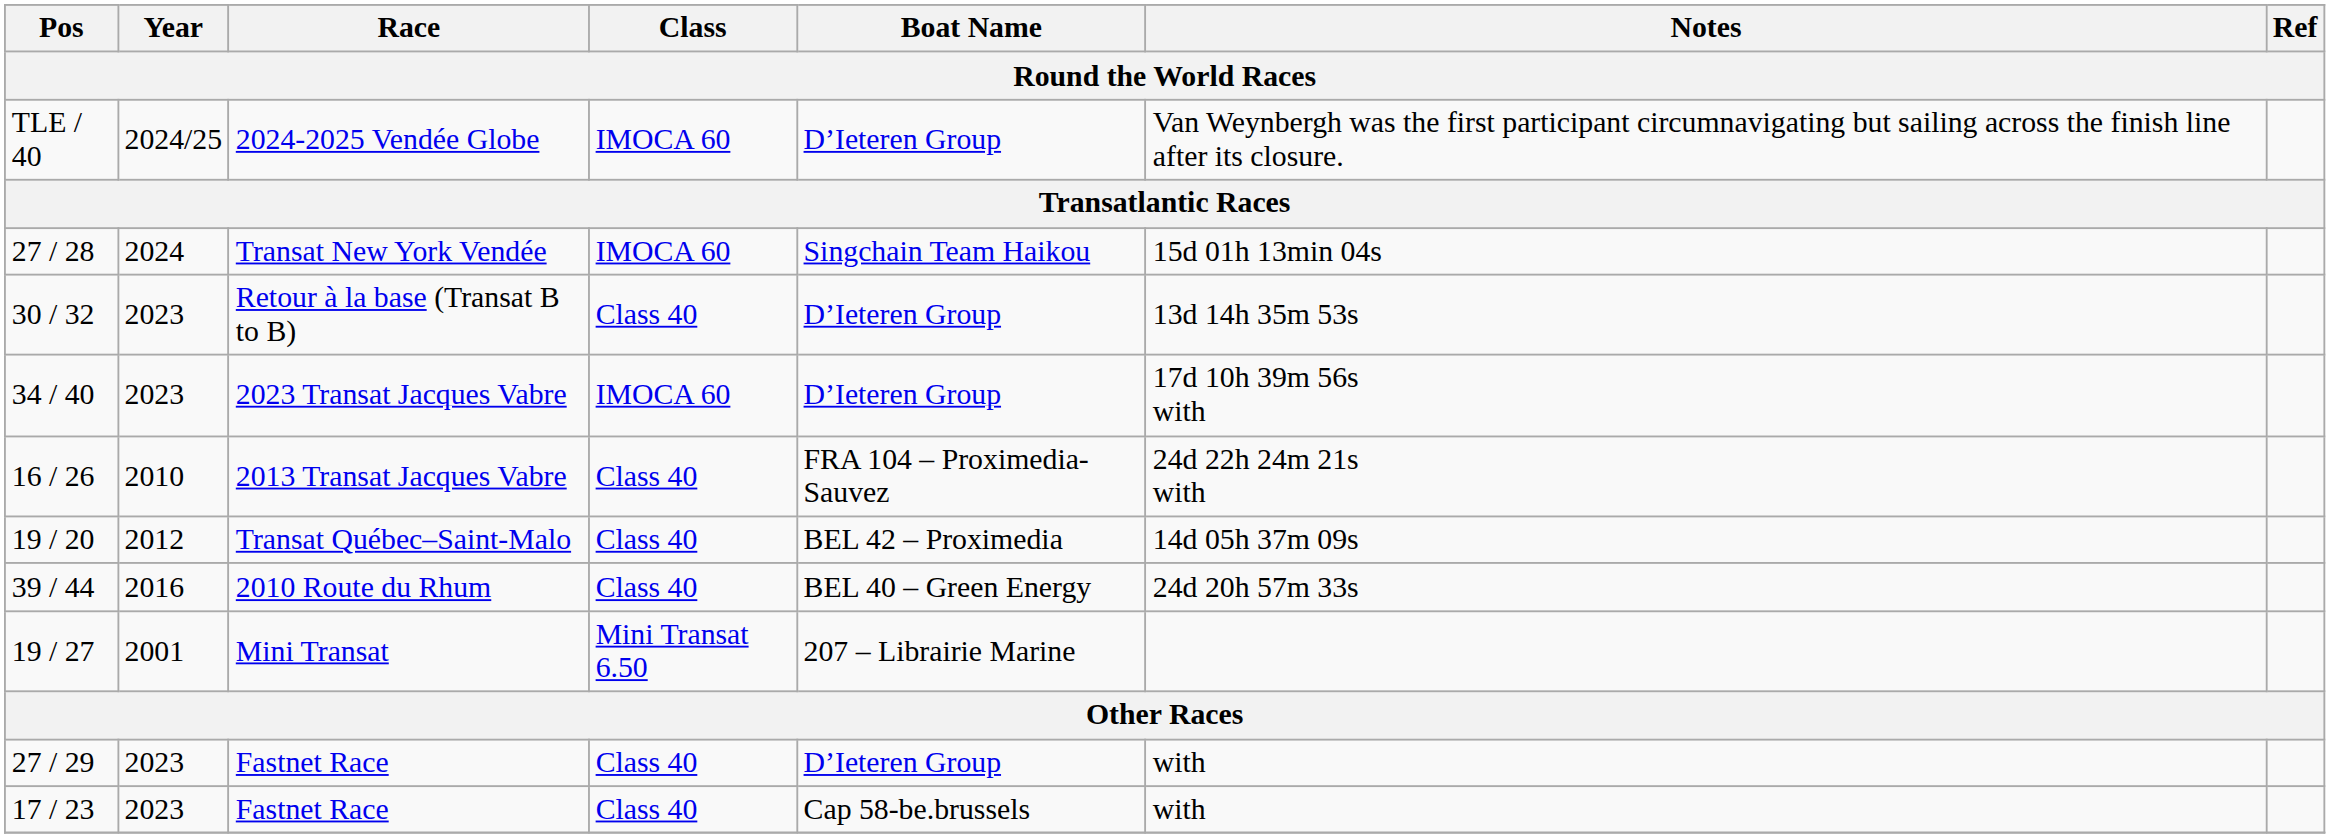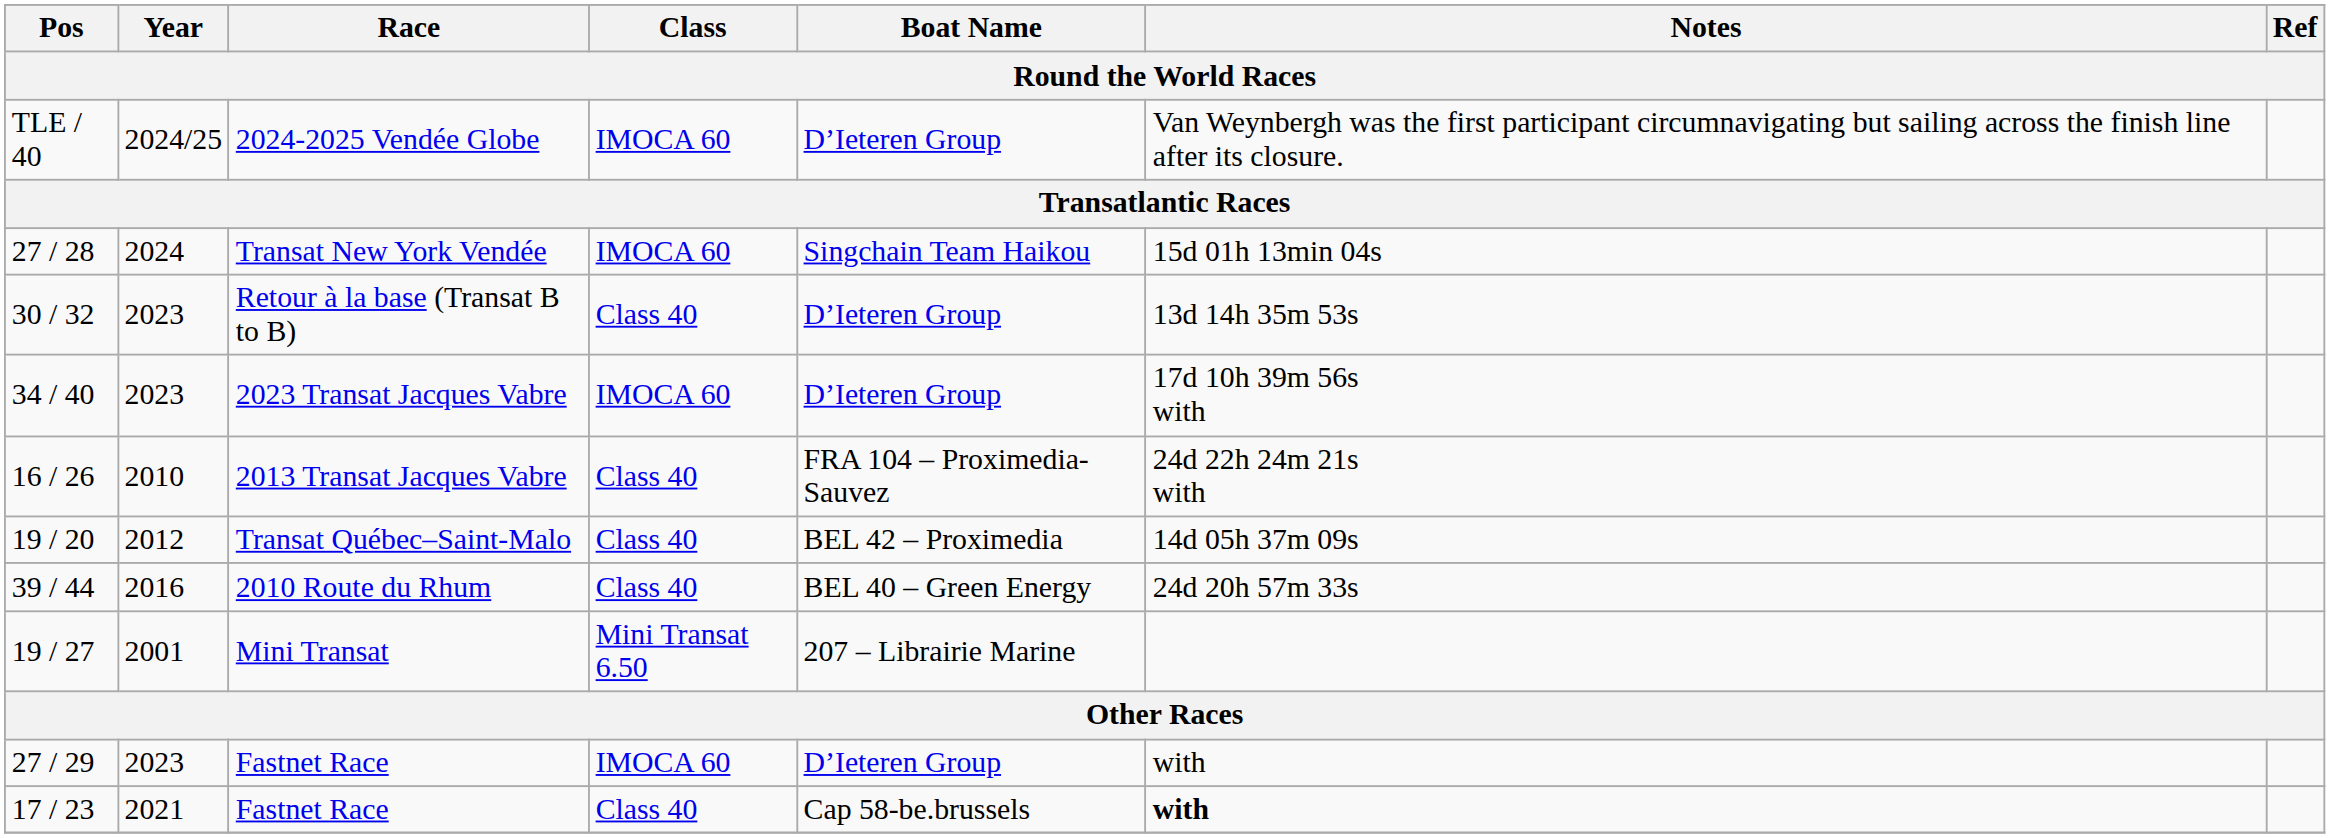(646, 761) Class 40 -> (663, 761) IMOCA 60
(154, 809) 2023 -> (154, 809) 2021
(1179, 809) normal -> (1181, 809) bold
